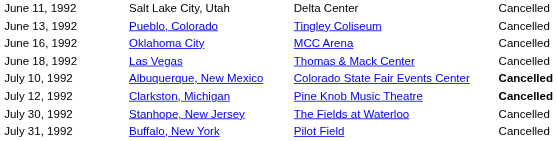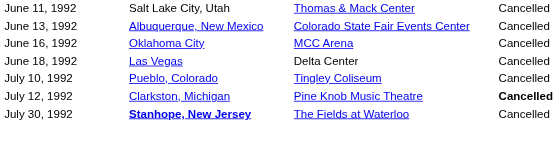(326, 8) Delta Center -> (354, 8) Thomas & Mack Center
(173, 26) Pueblo, Colorado -> (196, 26) Albuquerque, New Mexico
(338, 26) Tingley Coliseum -> (382, 26) Colorado State Fair Events Center
(354, 61) Thomas & Mack Center -> (326, 61) Delta Center
(196, 78) Albuquerque, New Mexico -> (173, 78) Pueblo, Colorado
(382, 78) Colorado State Fair Events Center -> (338, 78) Tingley Coliseum
(526, 78) bold -> (524, 78) normal
(187, 114) normal -> (190, 114) bold
- row: (38, 131)
